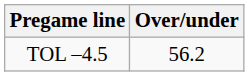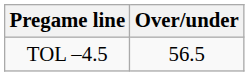(187, 53) 56.2 -> (187, 53) 56.5
